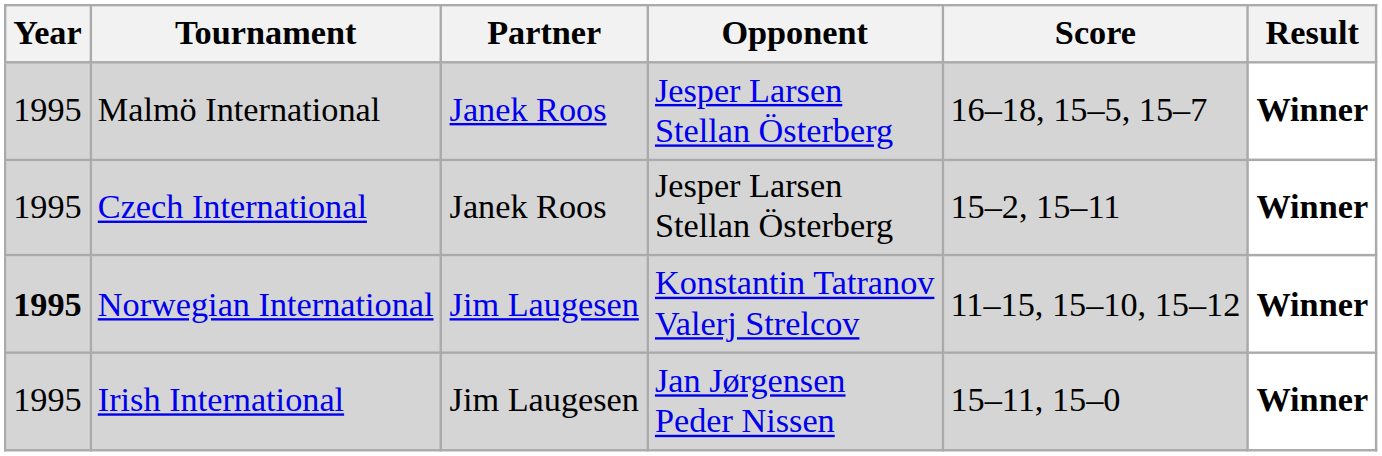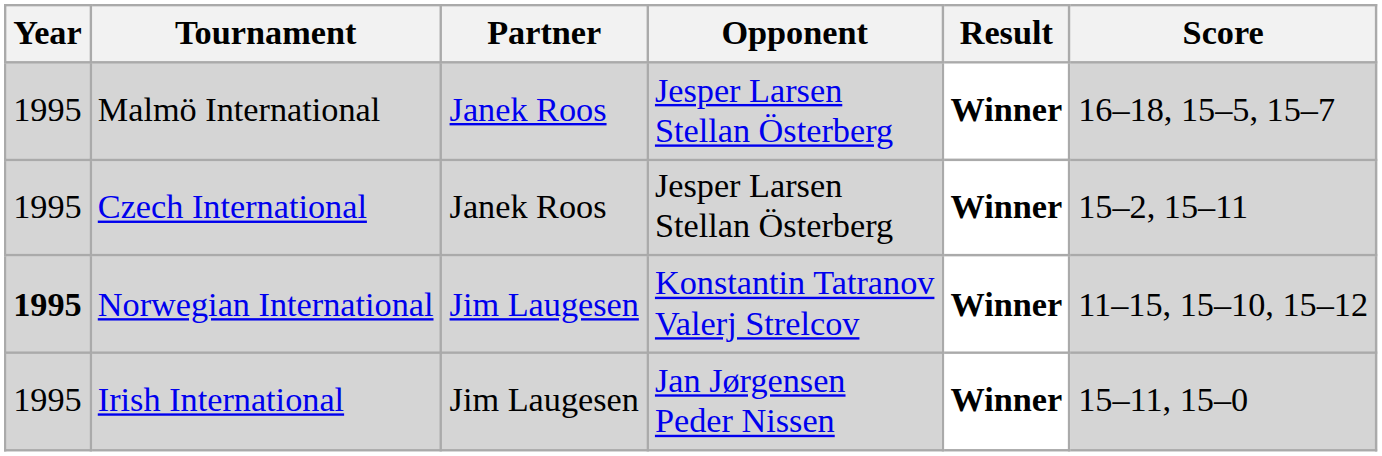columns swapped: (1095, 33) <-> (1312, 33)
